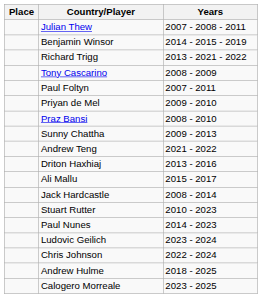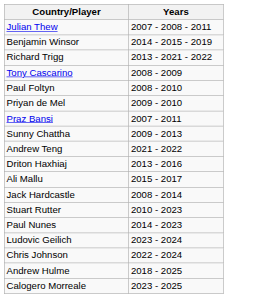- column: (22, 12)
(191, 88) 2007 - 2011 -> (157, 88) 2008 - 2010
(191, 118) 2008 - 2010 -> (156, 118) 2007 - 2011
